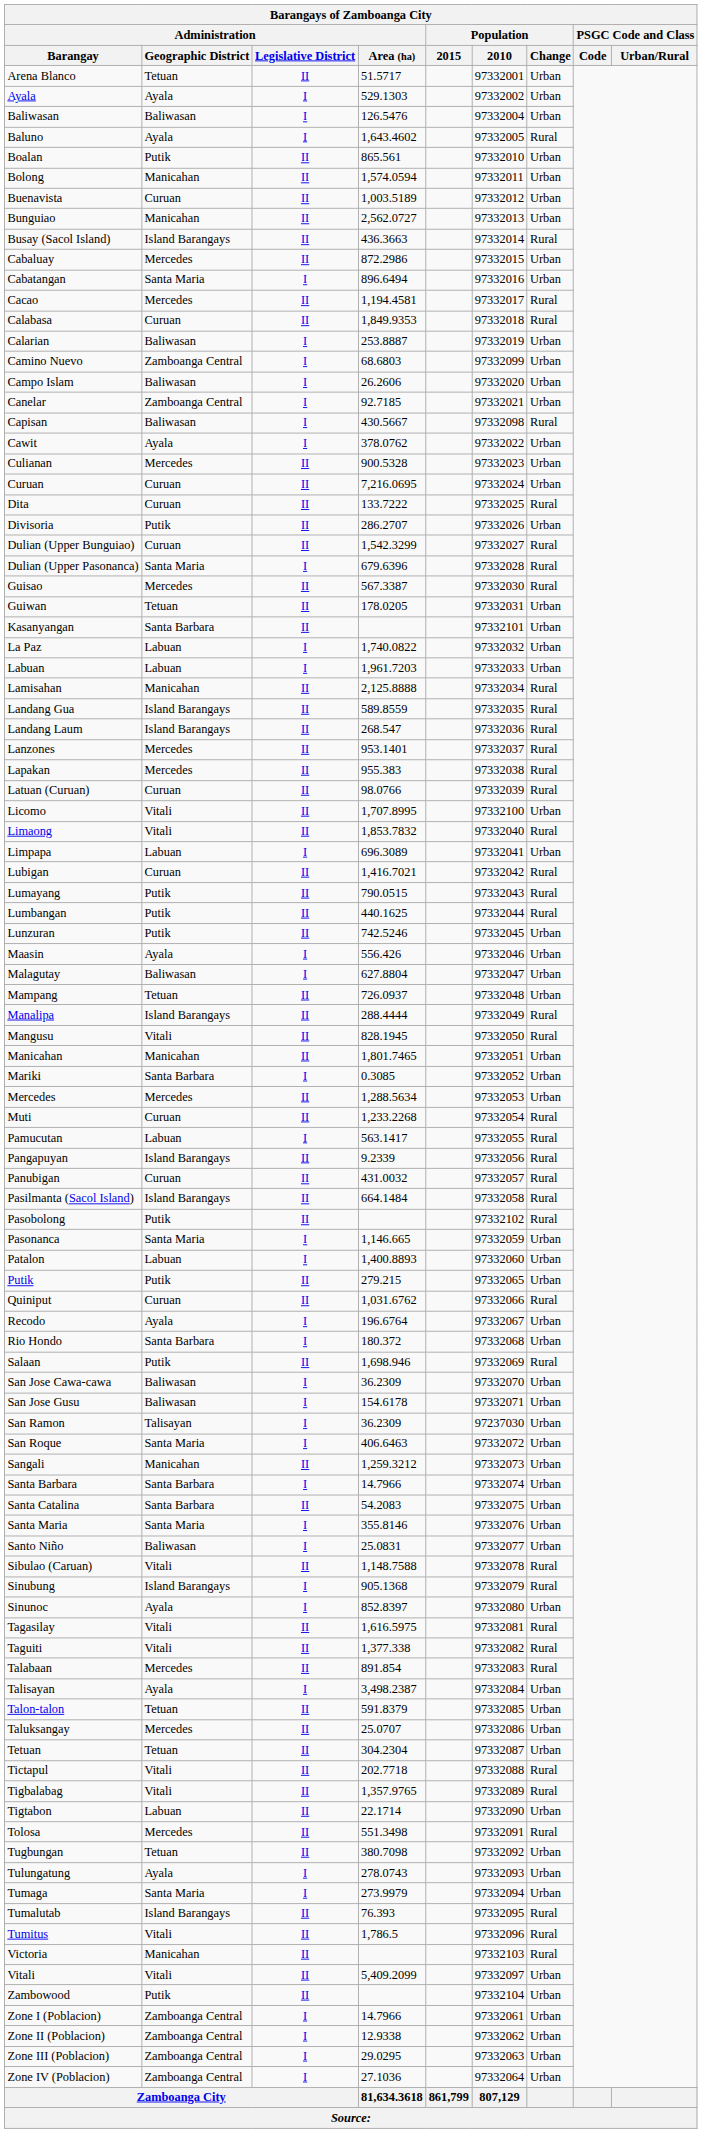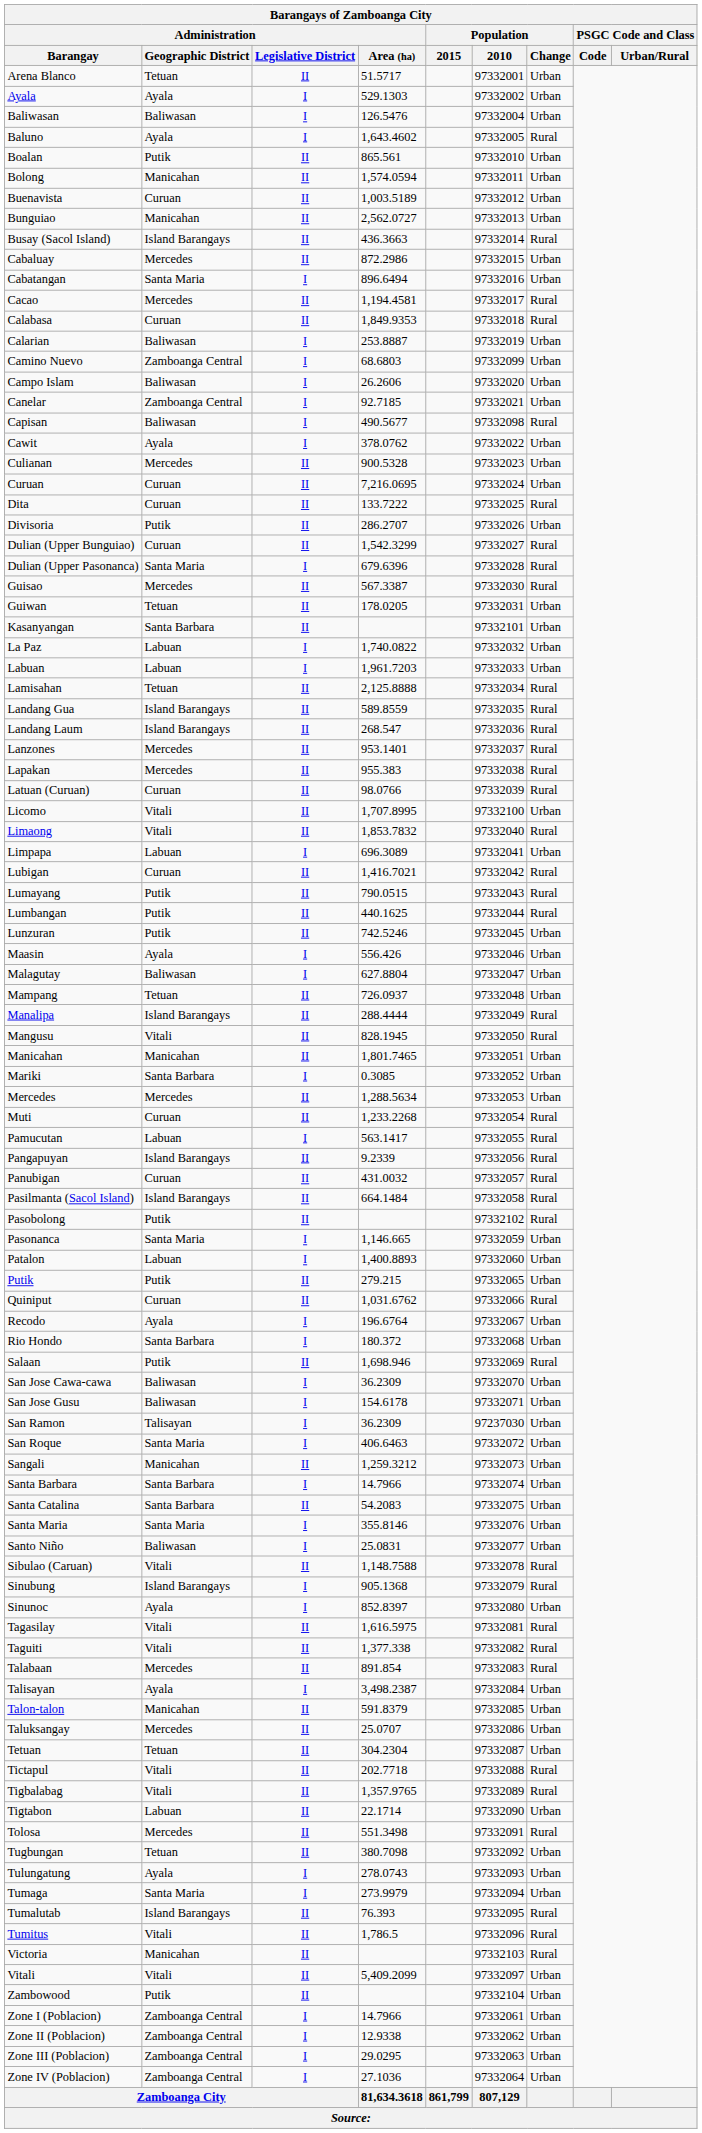(384, 422) 430.5667 -> (384, 422) 490.5677
(172, 688) Manicahan -> (161, 688) Tetuan
(161, 1709) Tetuan -> (172, 1709) Manicahan
